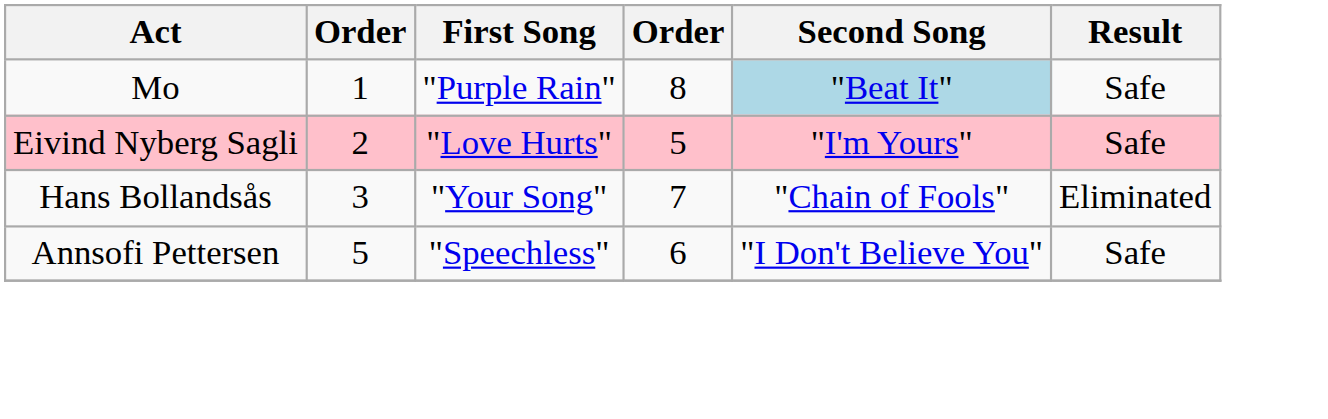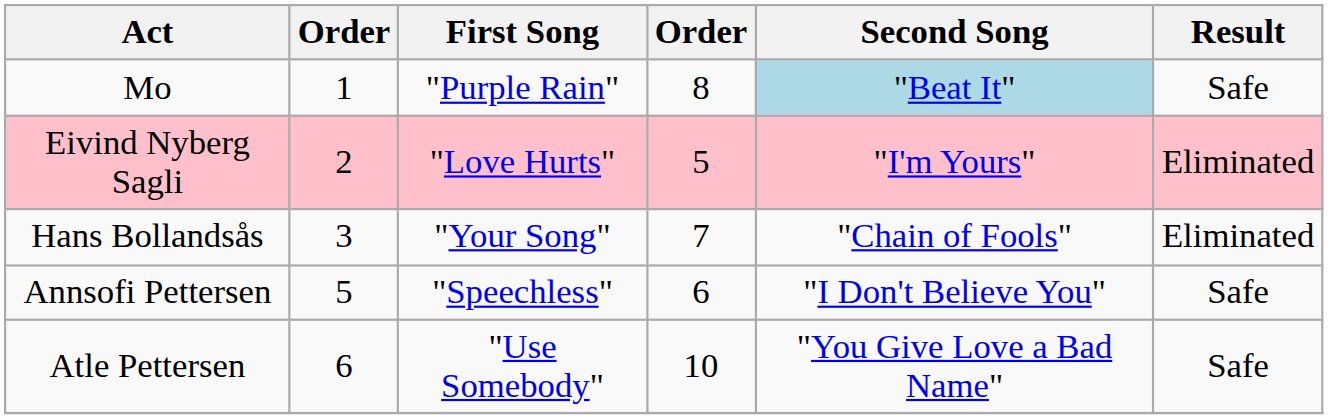(1135, 142) Safe -> (1238, 161) Eliminated
+ row: (147, 365)
